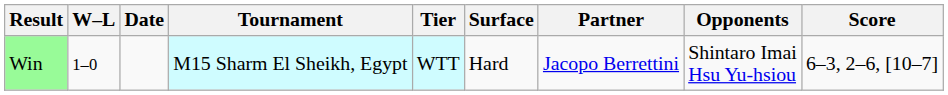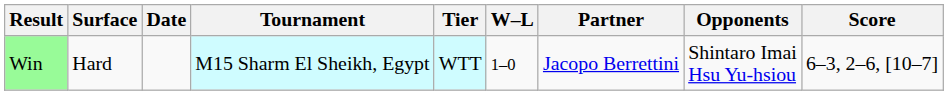columns swapped: (94, 20) <-> (501, 20)
